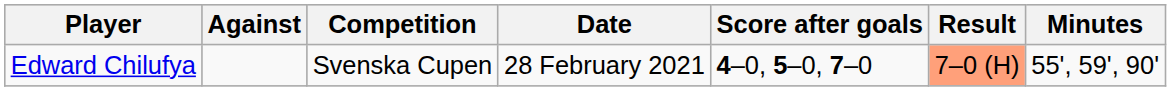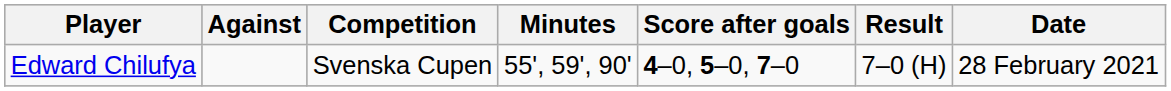columns swapped: (1095, 24) <-> (604, 24)
(977, 65) lightsalmon background -> (904, 65) no background
